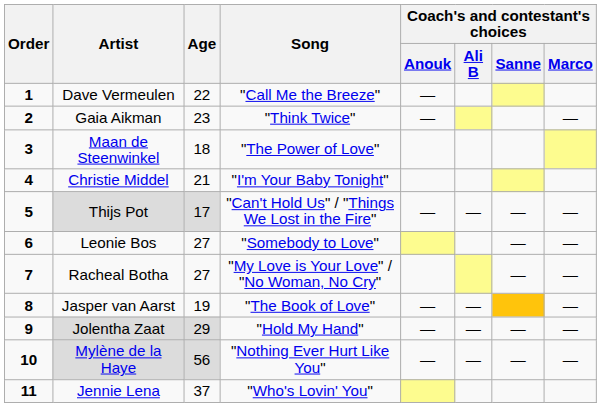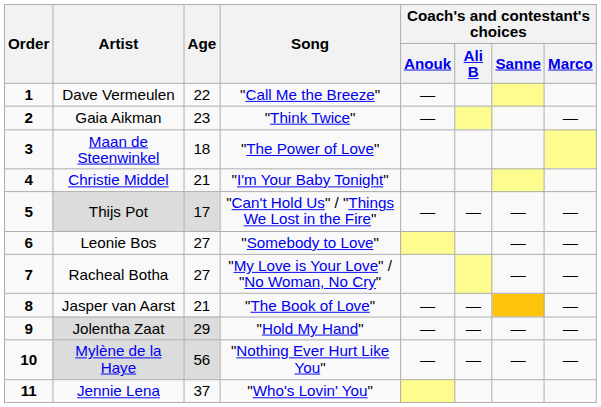(202, 305) 19 -> (202, 305) 21
